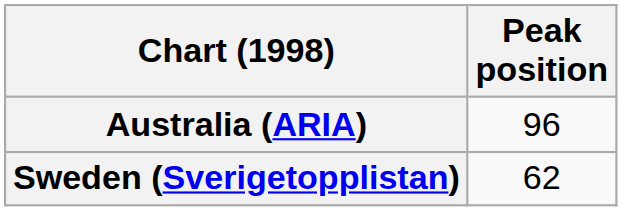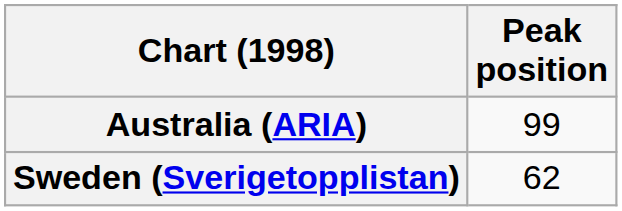(542, 123) 96 -> (542, 123) 99
